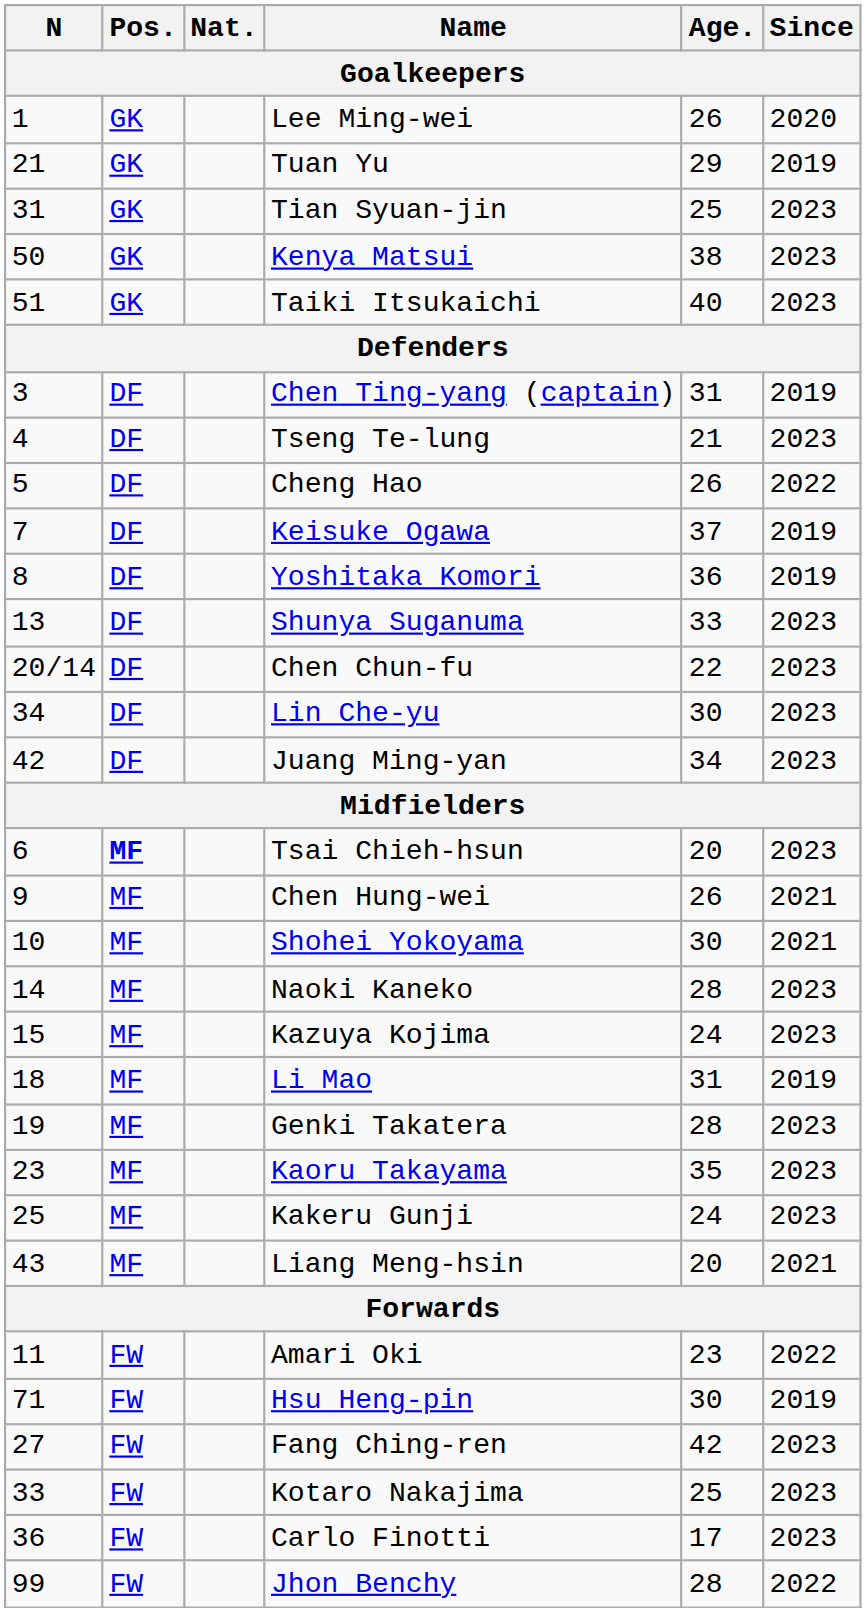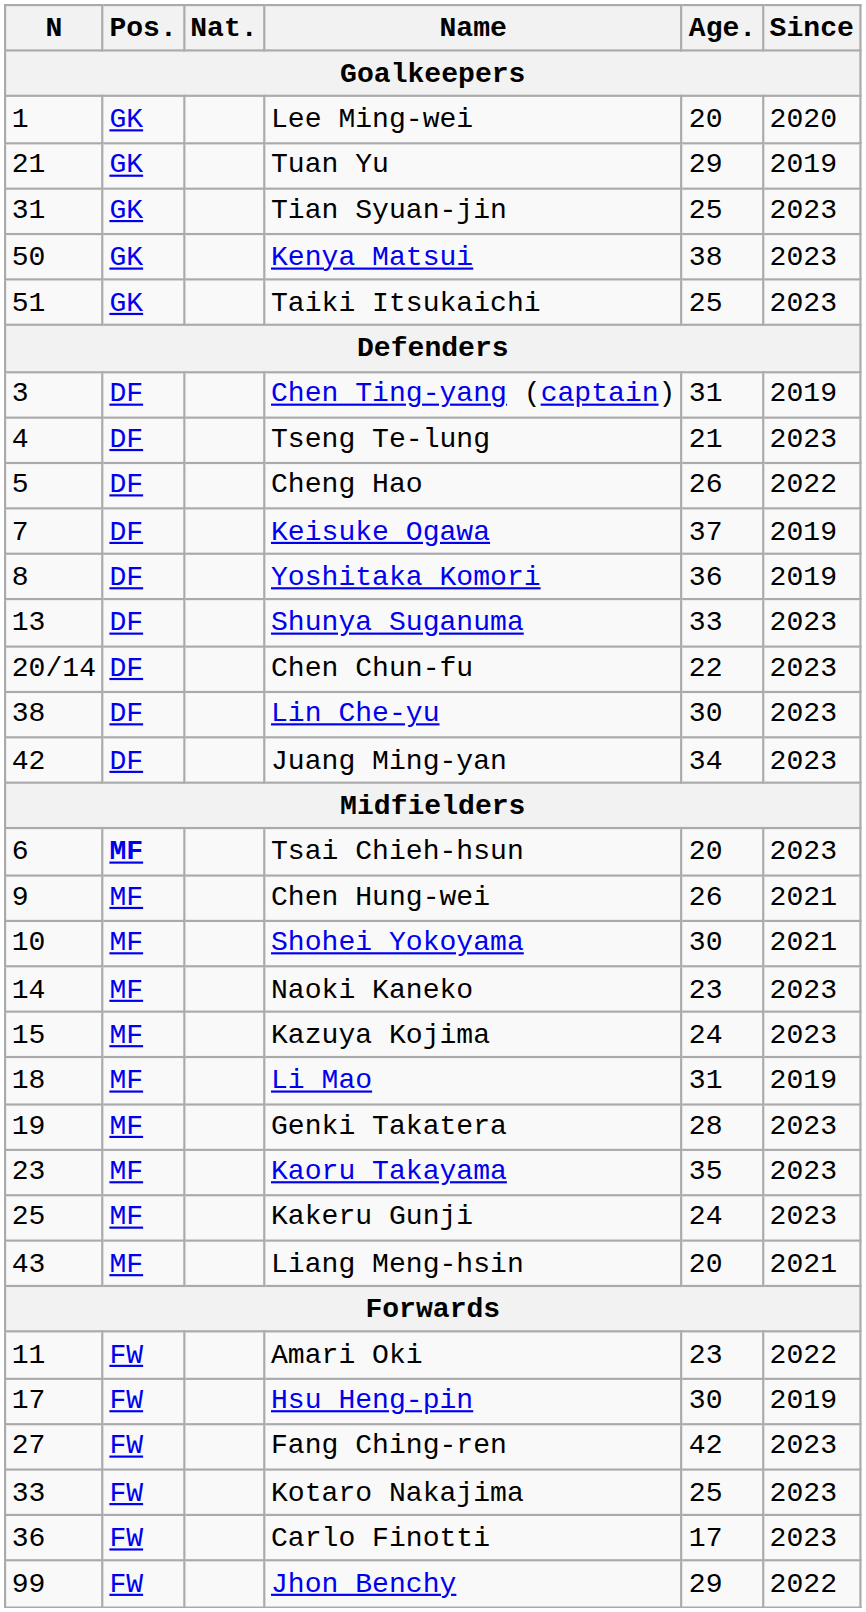(706, 119) 26 -> (706, 119) 20
(706, 303) 40 -> (706, 303) 25
(29, 714) 34 -> (29, 714) 38
(706, 989) 28 -> (706, 989) 23
(29, 1401) 71 -> (29, 1401) 17
(706, 1584) 28 -> (706, 1584) 29
